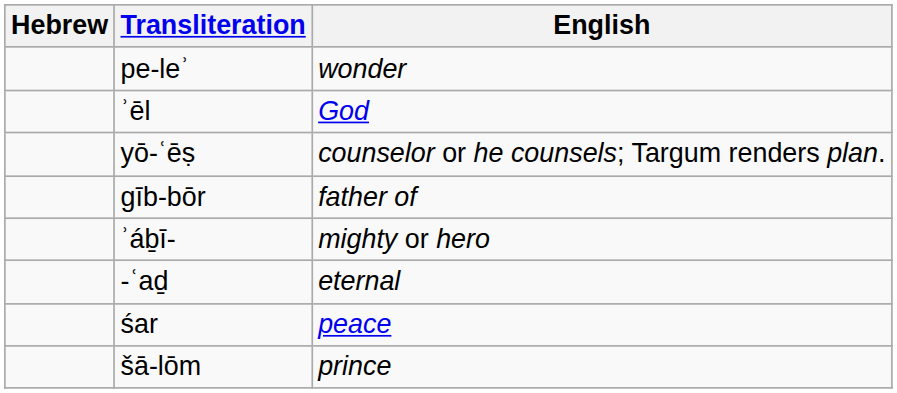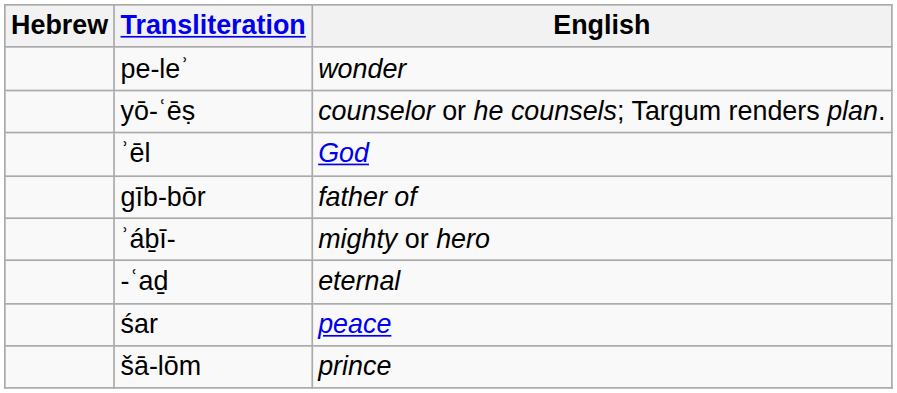rows swapped: (158, 153) <-> (135, 111)
